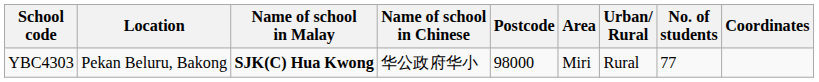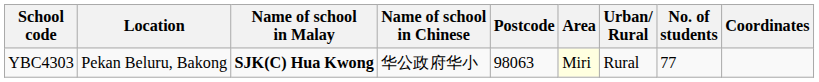(514, 62) 98000 -> (514, 62) 98063
(577, 62) no background -> (577, 62) lightyellow background
